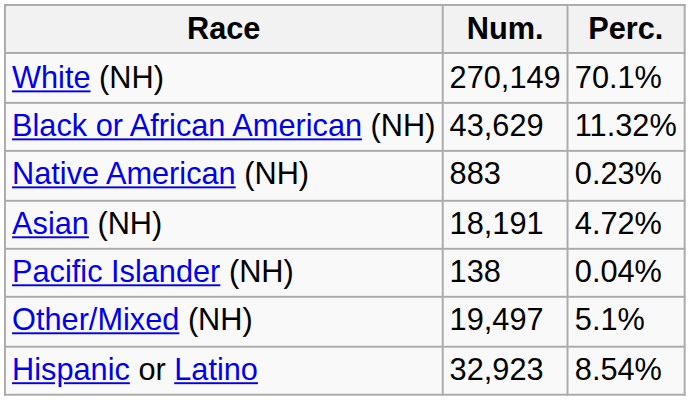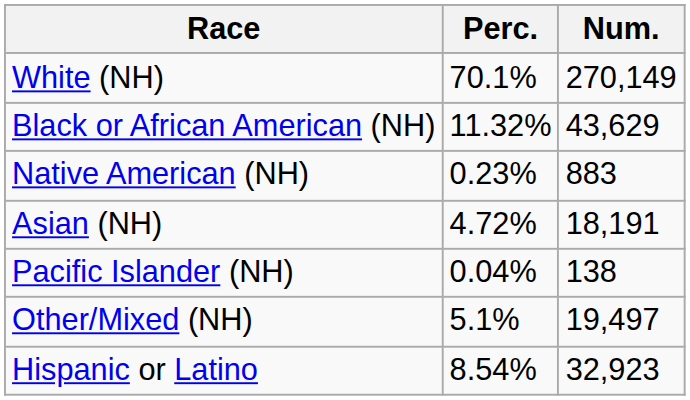columns swapped: (505, 28) <-> (626, 28)
